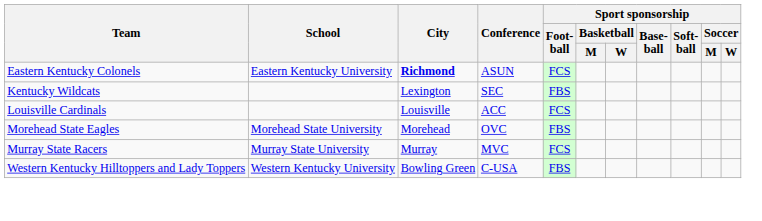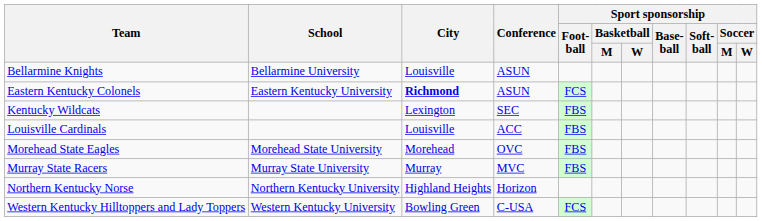+ row: (55, 71)
(560, 110) FCS -> (575, 129) FBS
(560, 149) FCS -> (575, 168) FBS
+ row: (70, 187)
(560, 168) FBS -> (575, 206) FCS
